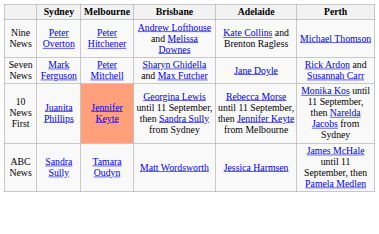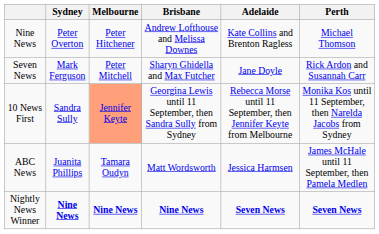(59, 113) Juanita Phillips -> (67, 113) Sandra Sully
(59, 167) Sandra Sully -> (67, 167) Juanita Phillips
+ row: (25, 210)
